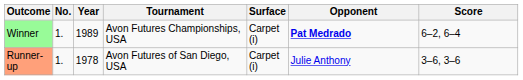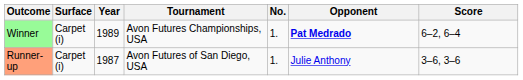columns swapped: (63, 12) <-> (267, 12)
(87, 61) 1978 -> (108, 61) 1987
